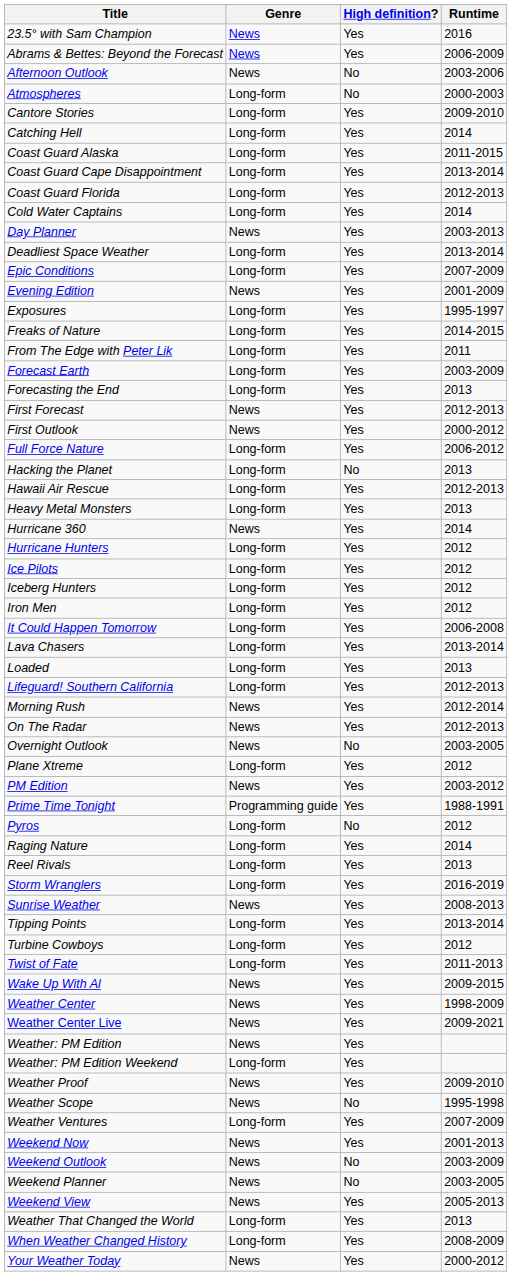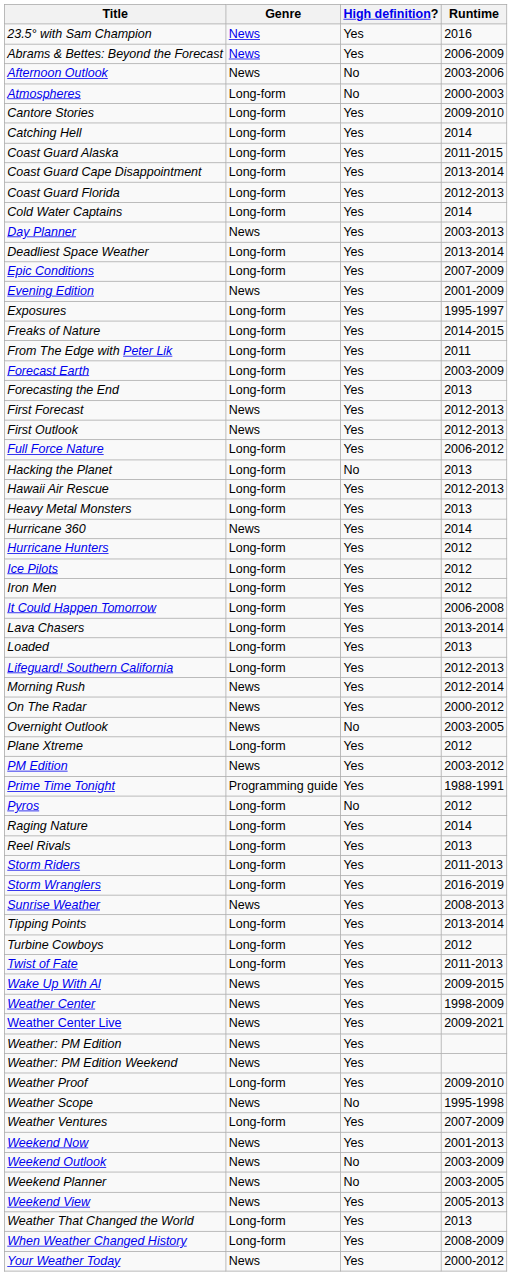(474, 430) 2000-2012 -> (474, 430) 2012-2013
- row: (52, 588)
(474, 726) 2012-2013 -> (474, 707) 2000-2012
+ row: (44, 865)
(257, 1063) Long-form -> (244, 1063) News
(244, 1083) News -> (257, 1083) Long-form
